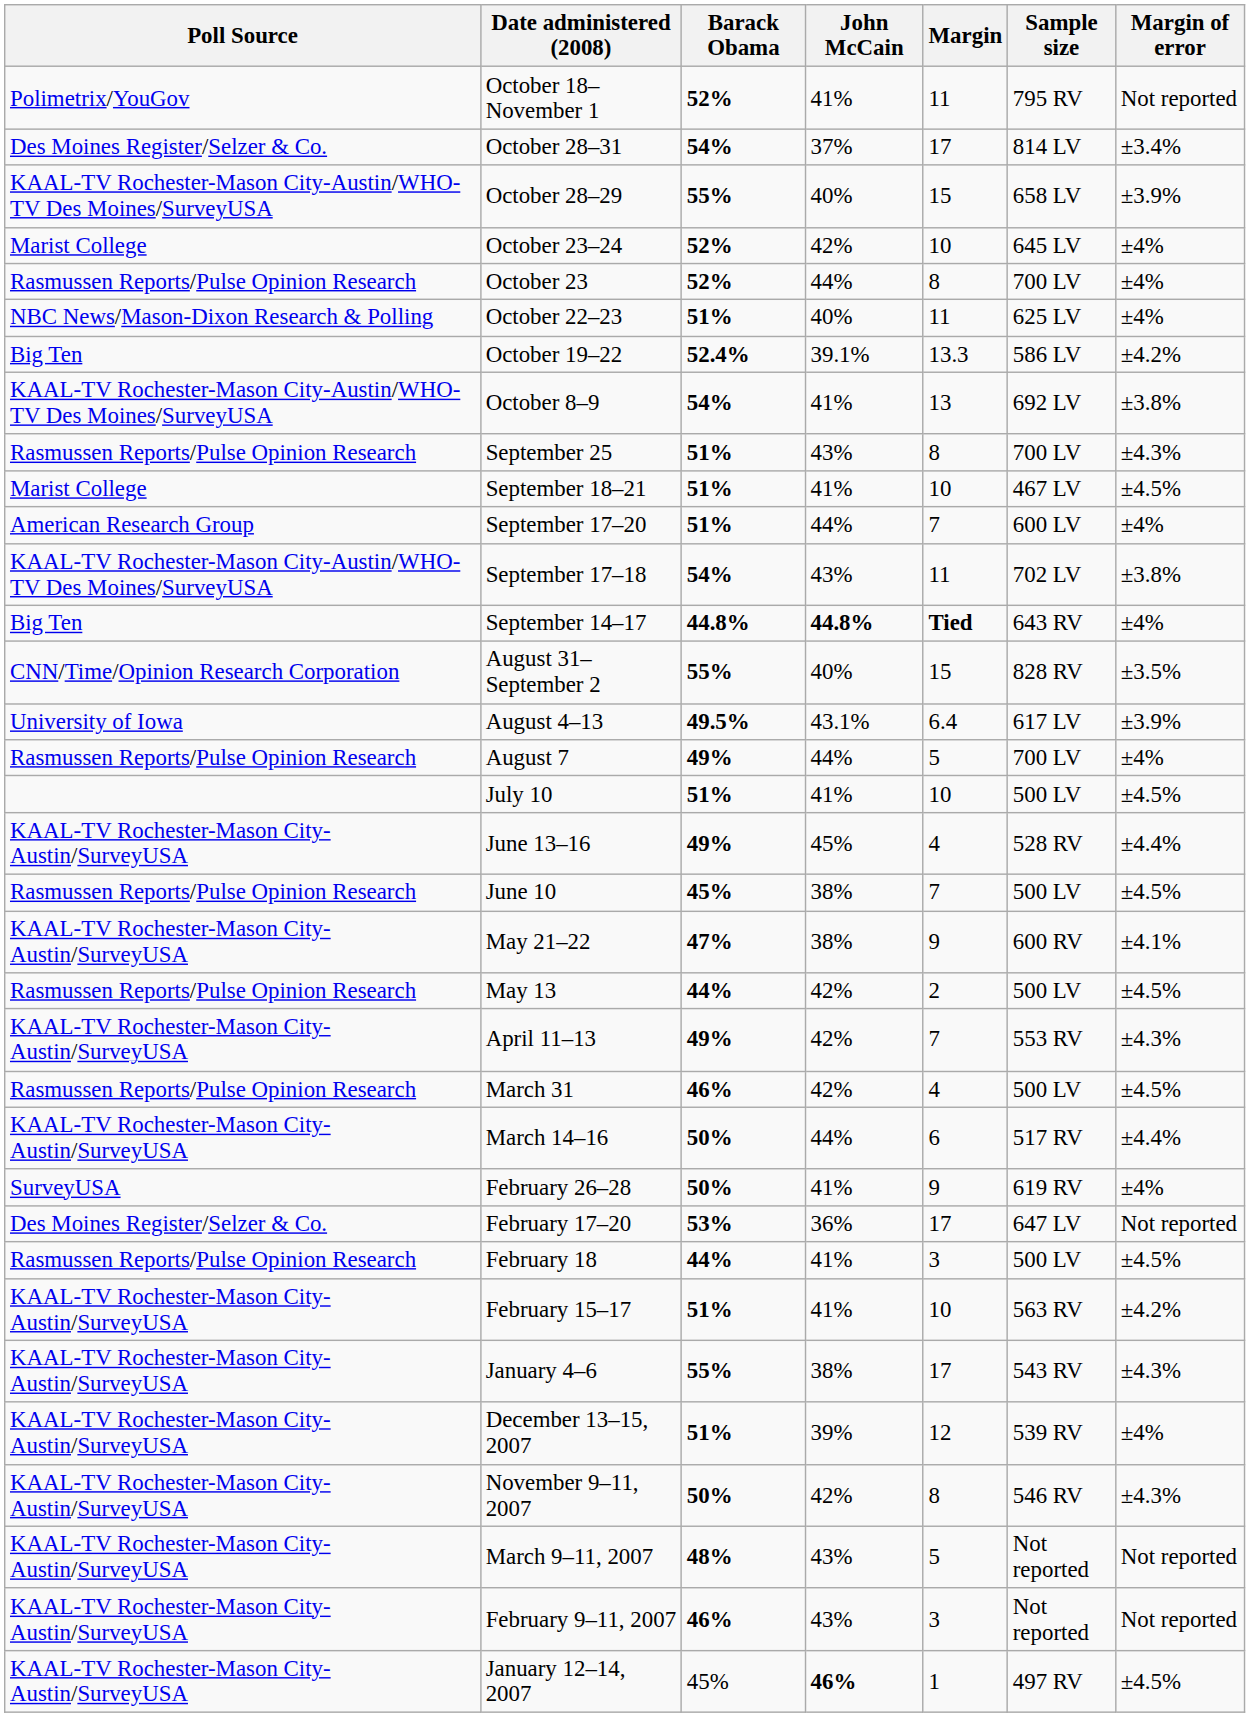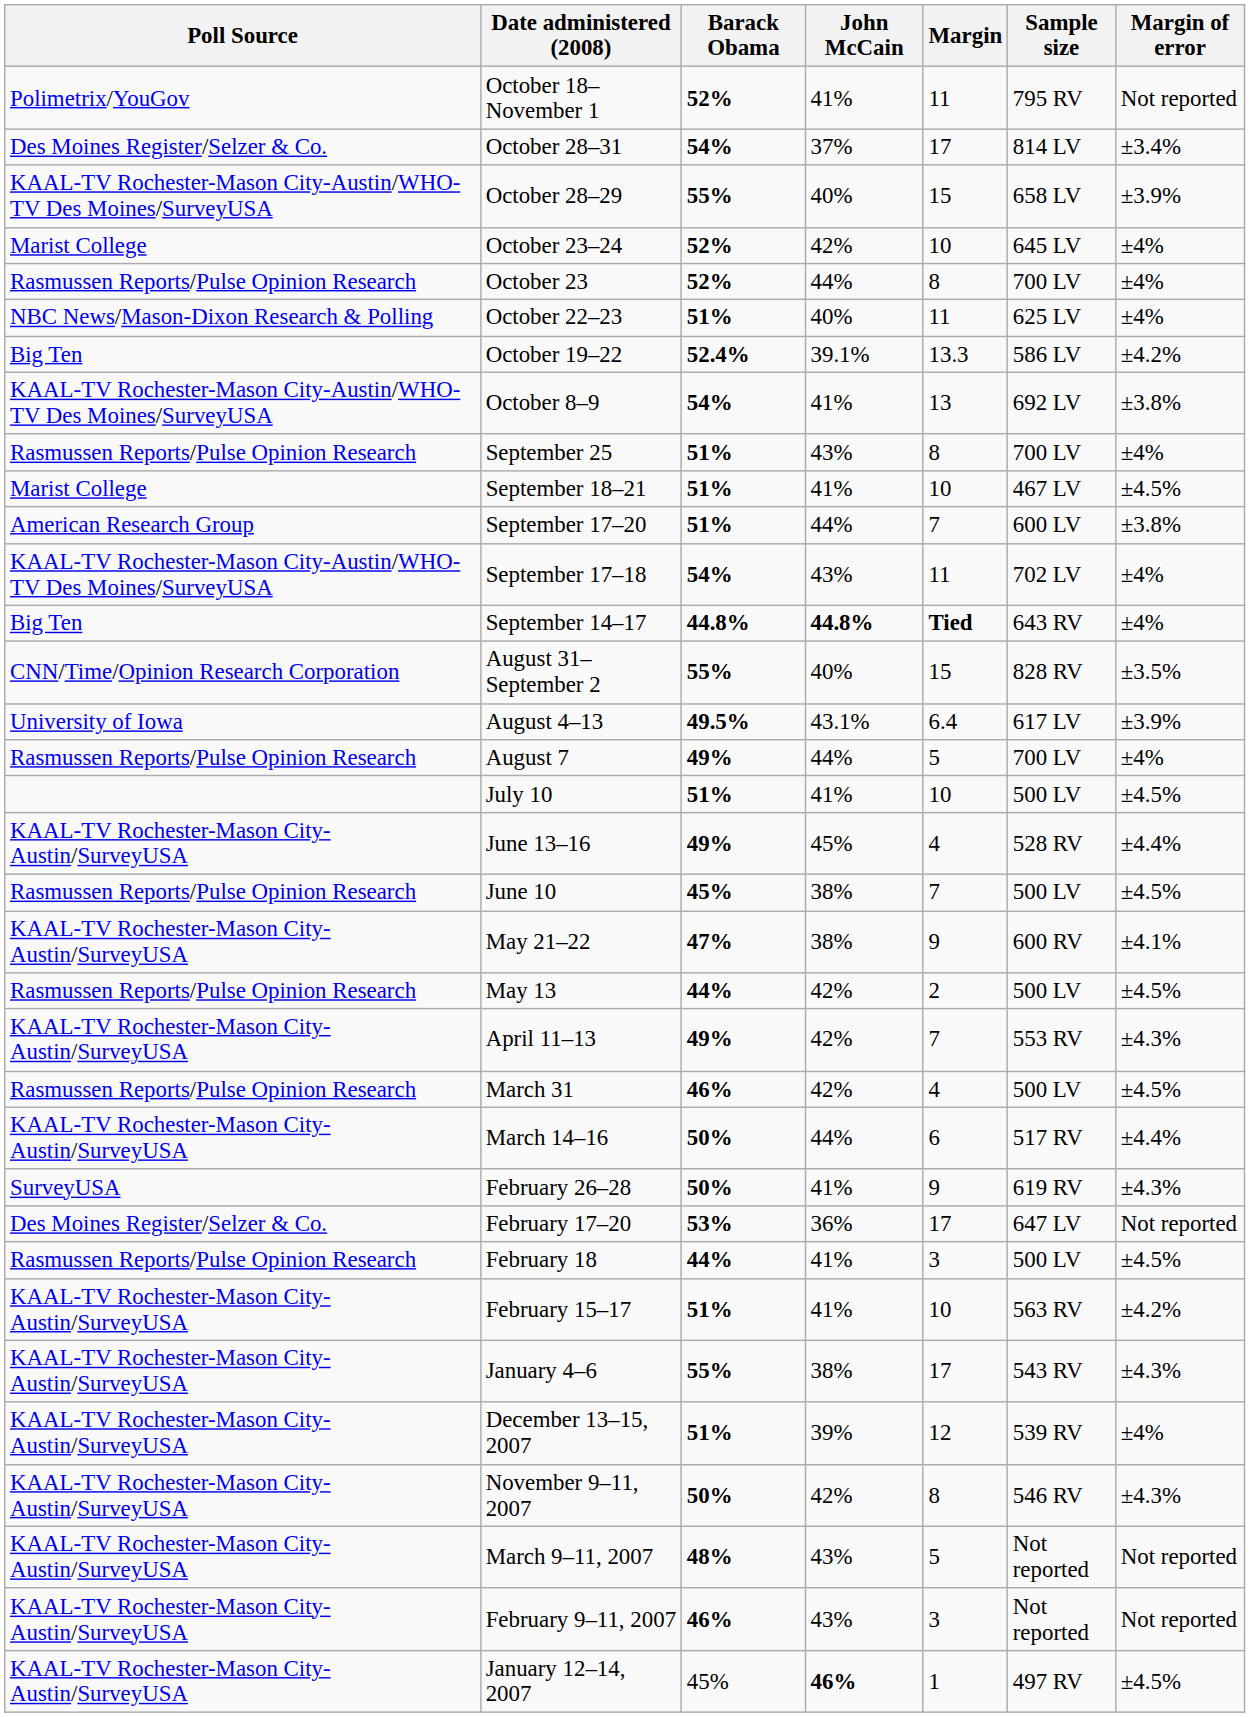(1151, 452) ±4.3% -> (1142, 452) ±4%
(1142, 524) ±4% -> (1151, 524) ±3.8%
(1151, 573) ±3.8% -> (1142, 573) ±4%
(1142, 1187) ±4% -> (1151, 1187) ±4.3%
